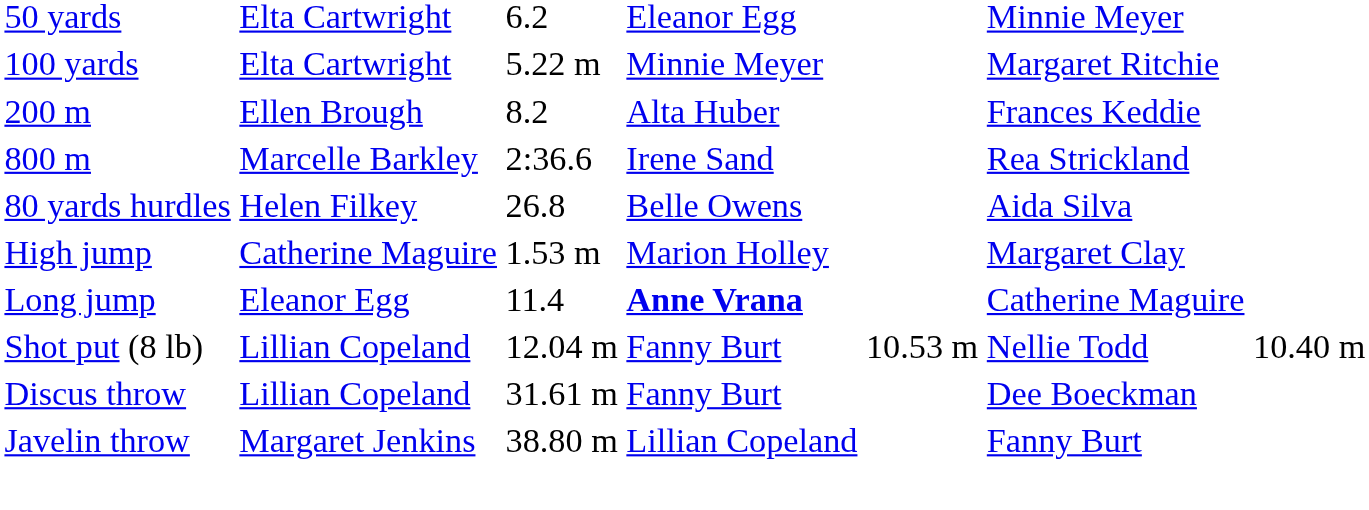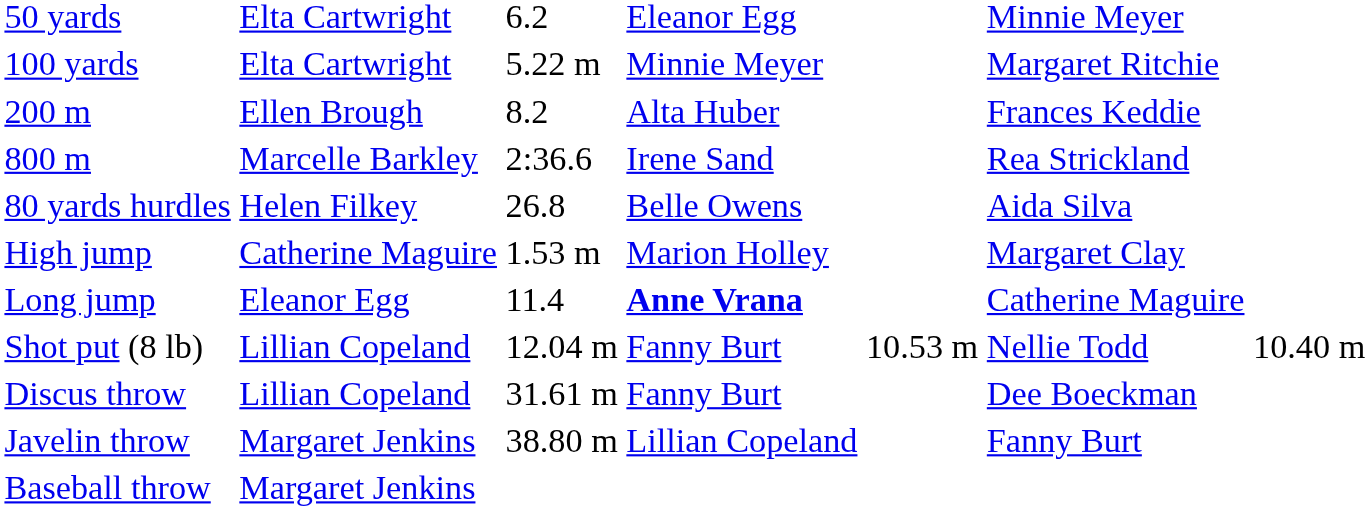+ row: (108, 487)
